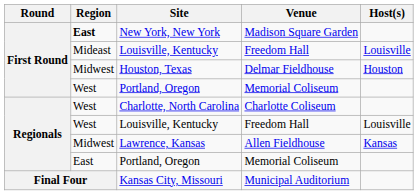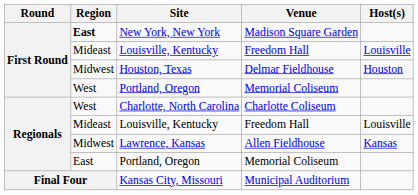(85, 124) West -> (92, 124) Mideast
